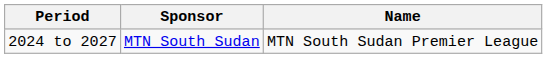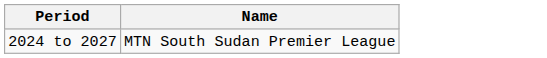- column: (192, 17)
